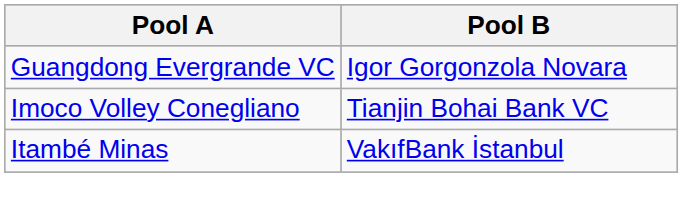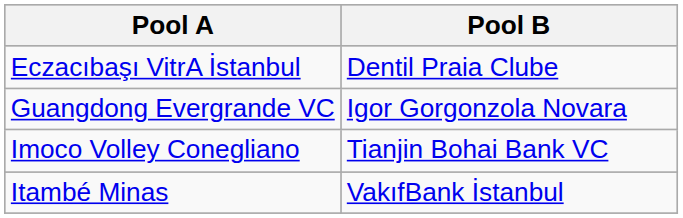+ row: (156, 66)
